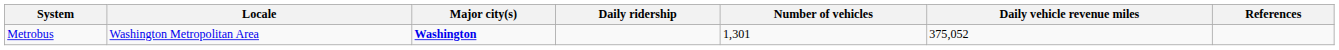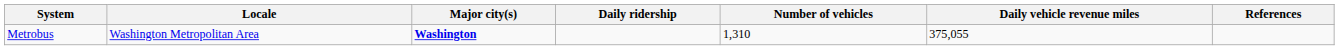(737, 34) 1,301 -> (737, 34) 1,310
(949, 34) 375,052 -> (949, 34) 375,055
